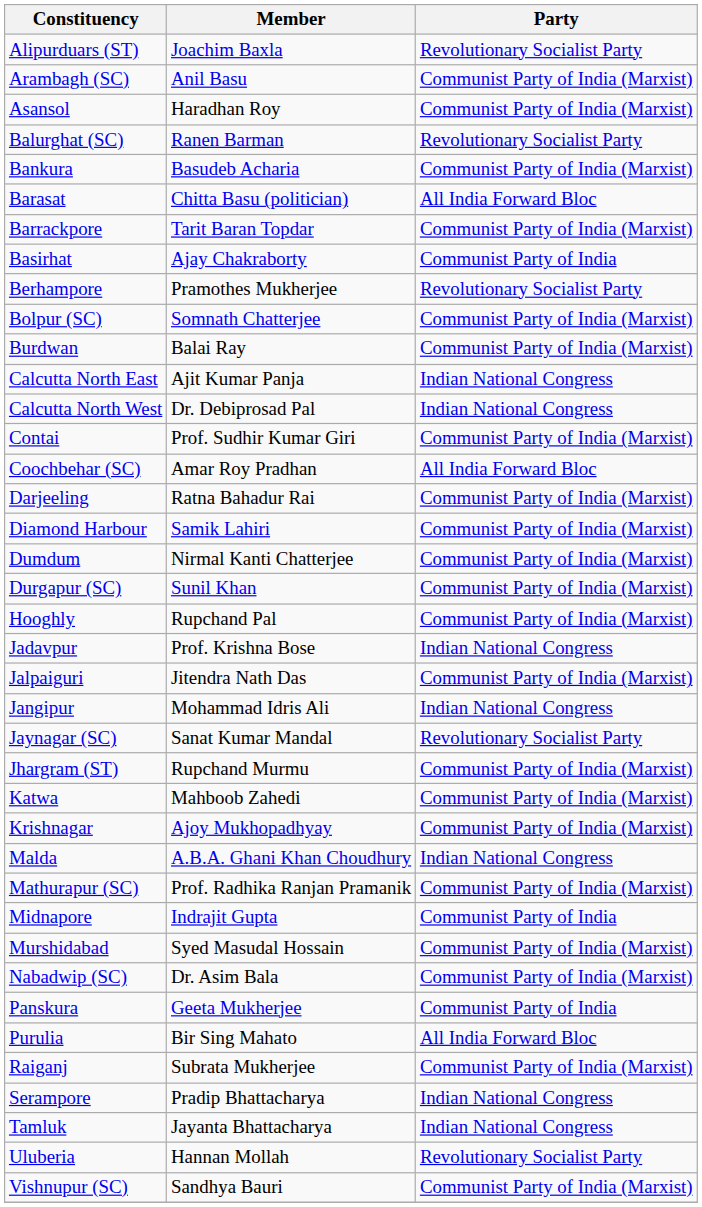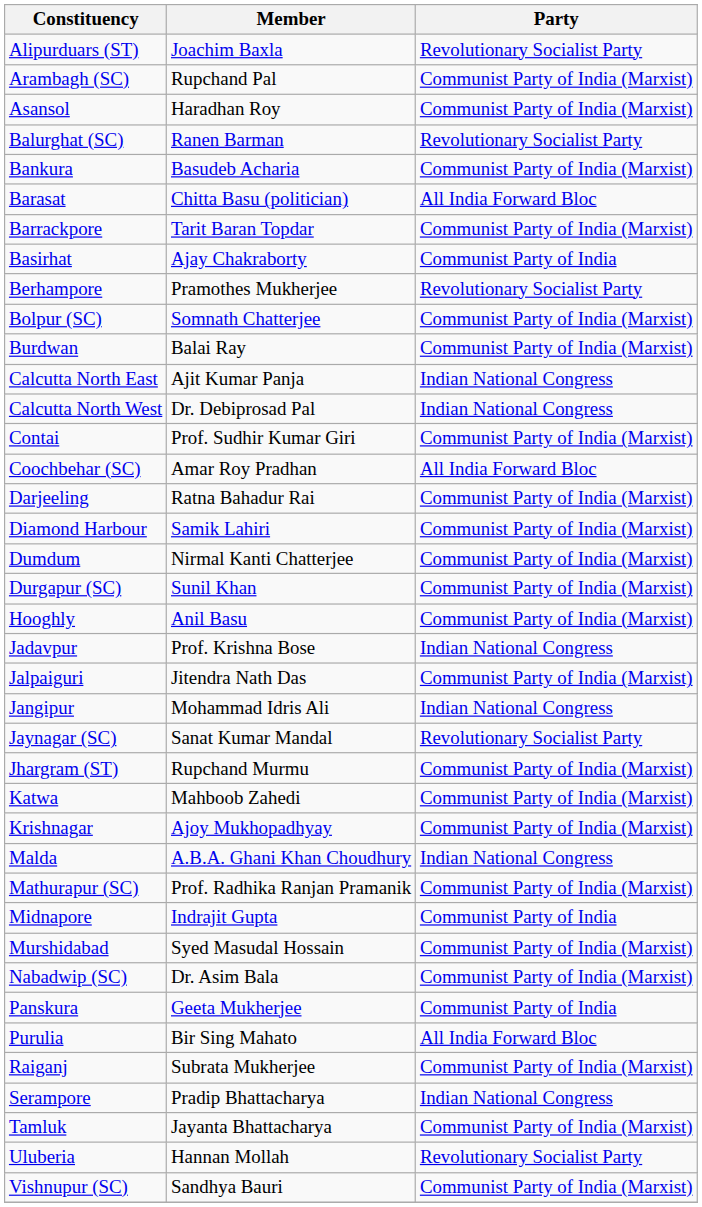(209, 79) Anil Basu -> (224, 79) Rupchand Pal
(224, 618) Rupchand Pal -> (209, 618) Anil Basu
(516, 1127) Indian National Congress -> (556, 1127) Communist Party of India (Marxist)
